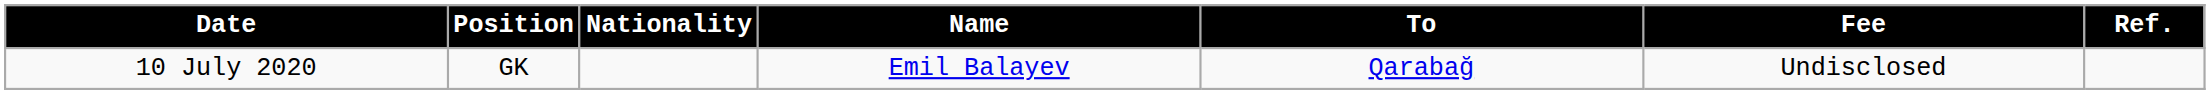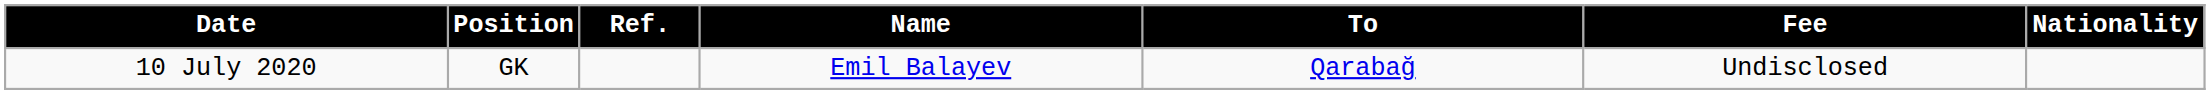columns swapped: (669, 26) <-> (2144, 26)
